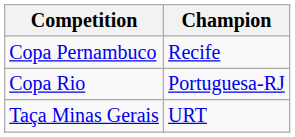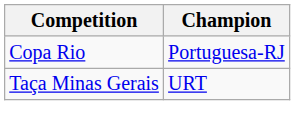- row: (83, 52)
